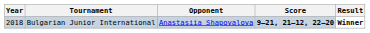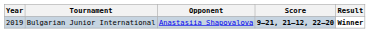(15, 22) 2018 -> (15, 22) 2019
